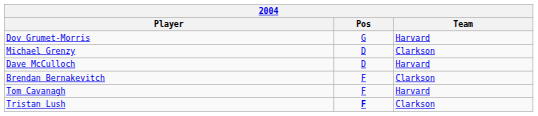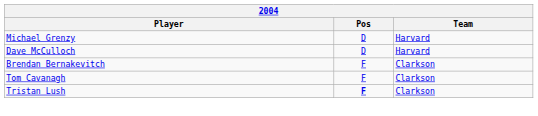- row: (48, 38)
(415, 51) Clarkson -> (413, 38) Harvard
(413, 91) Harvard -> (415, 78) Clarkson
